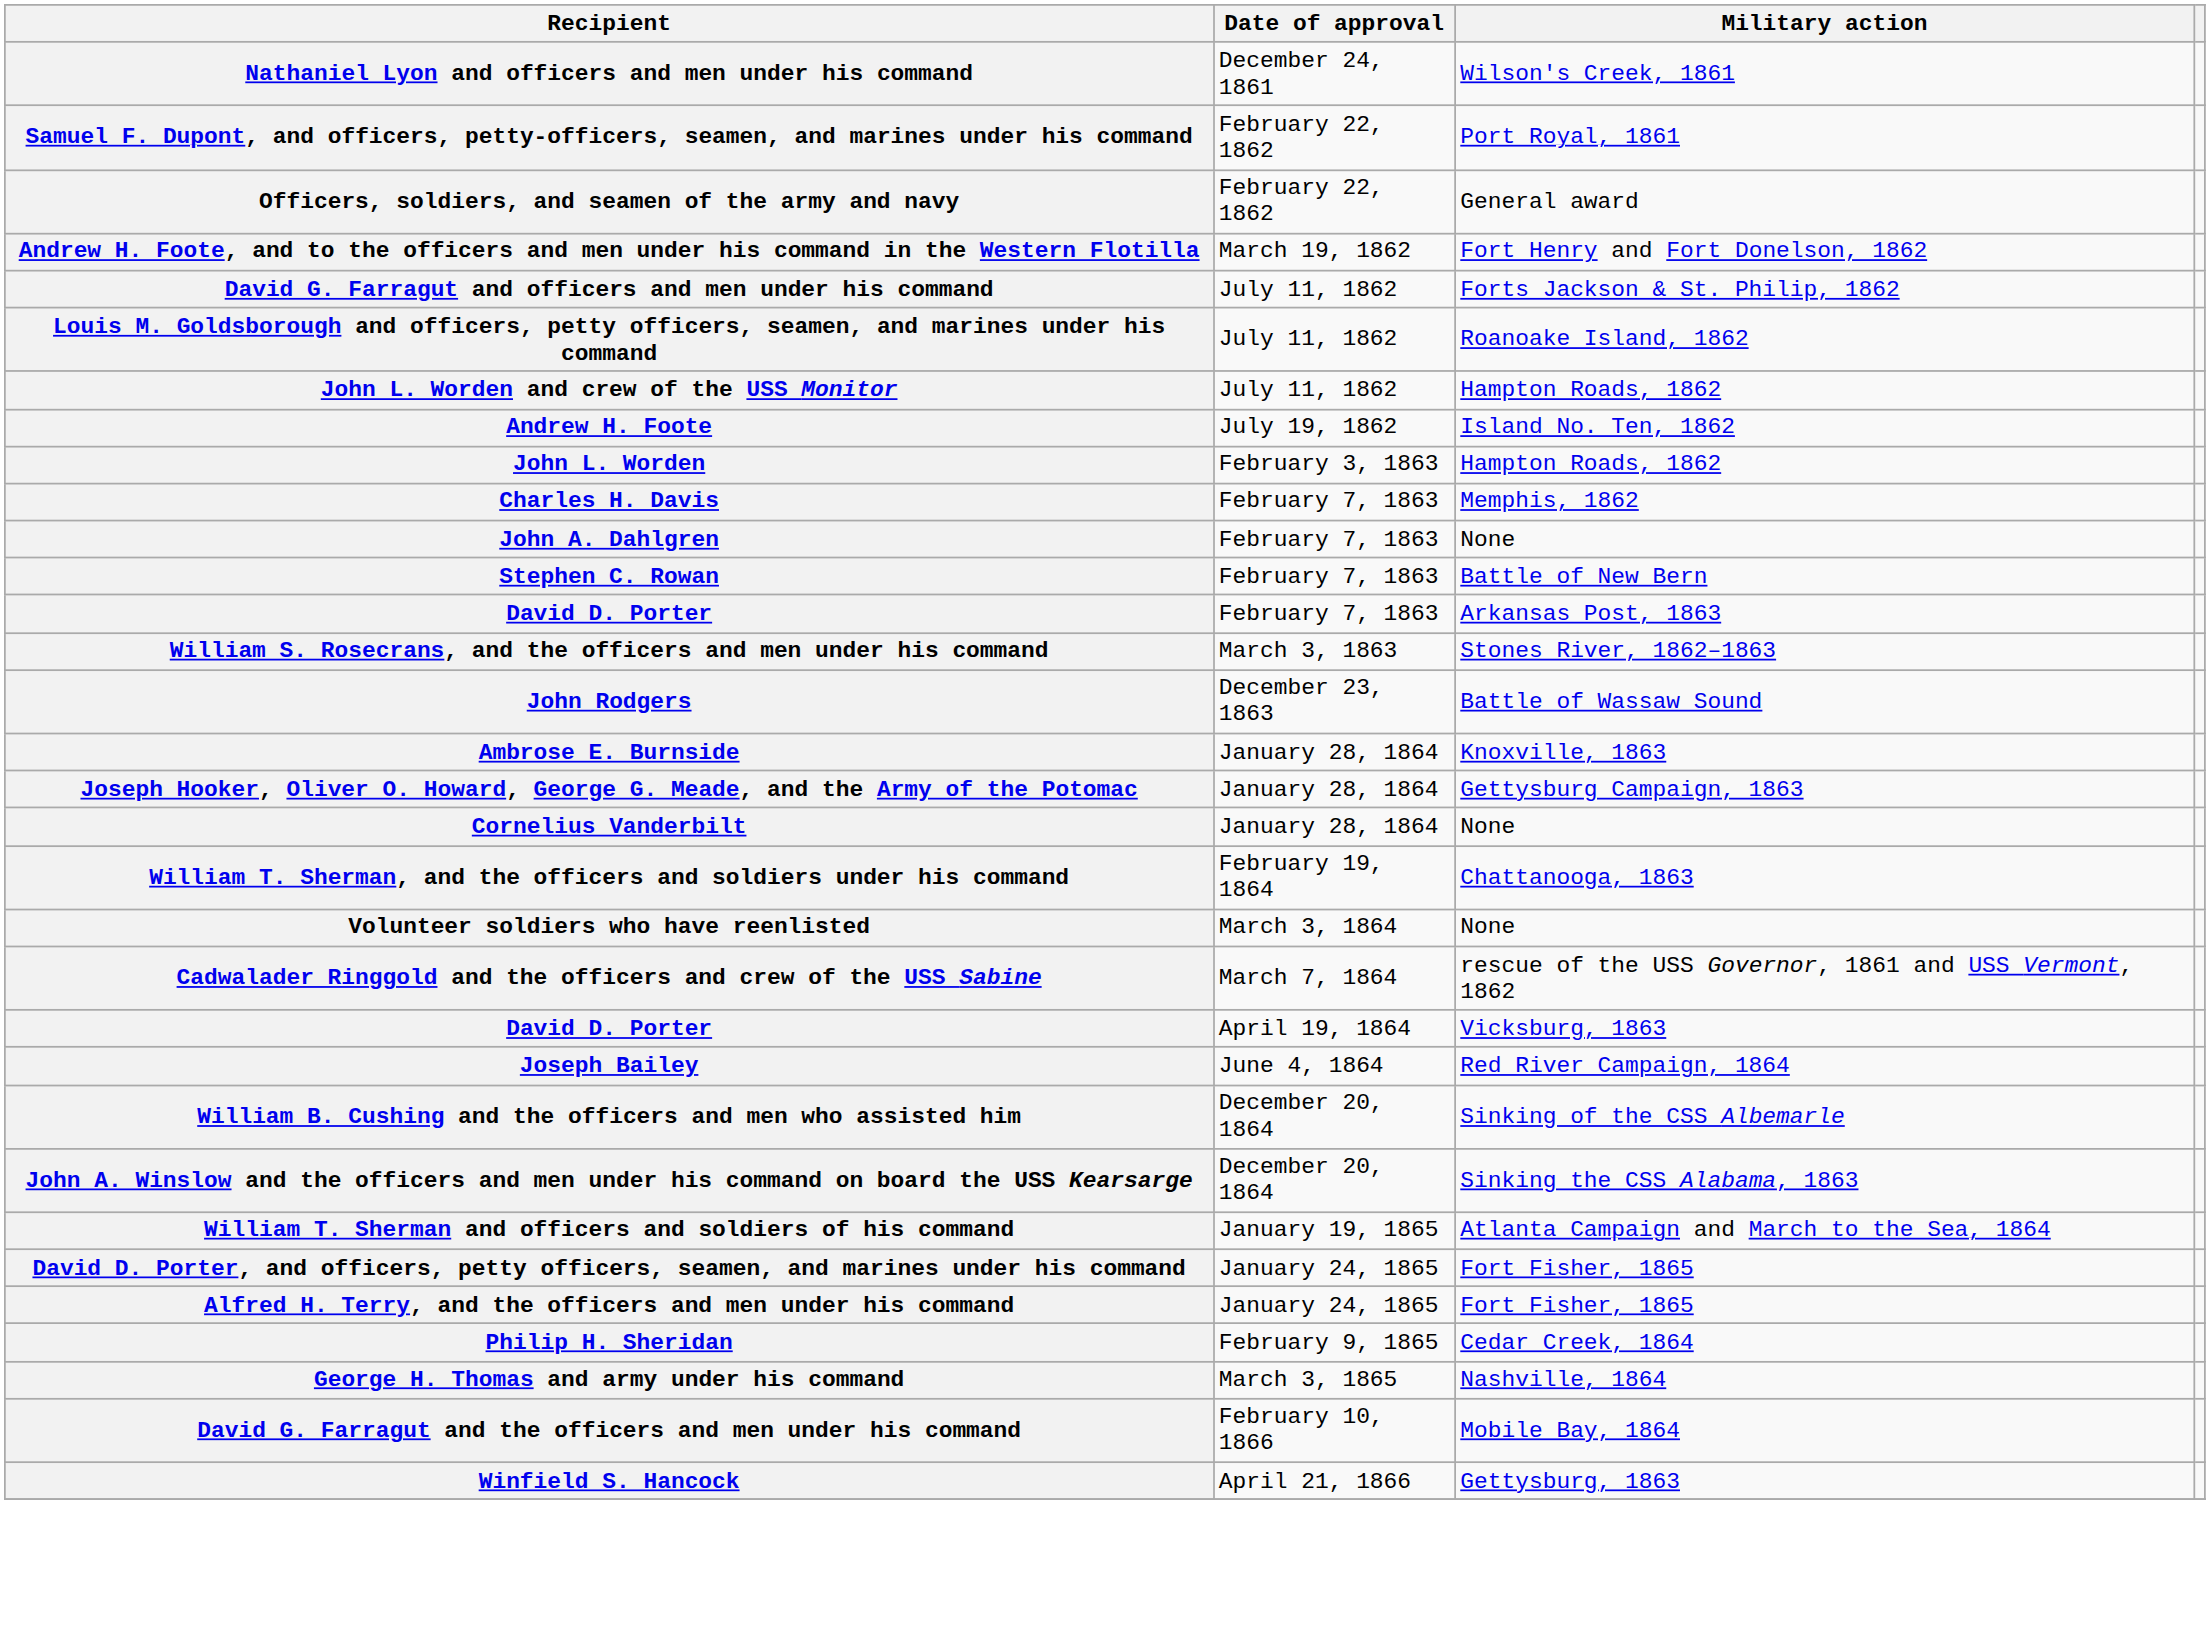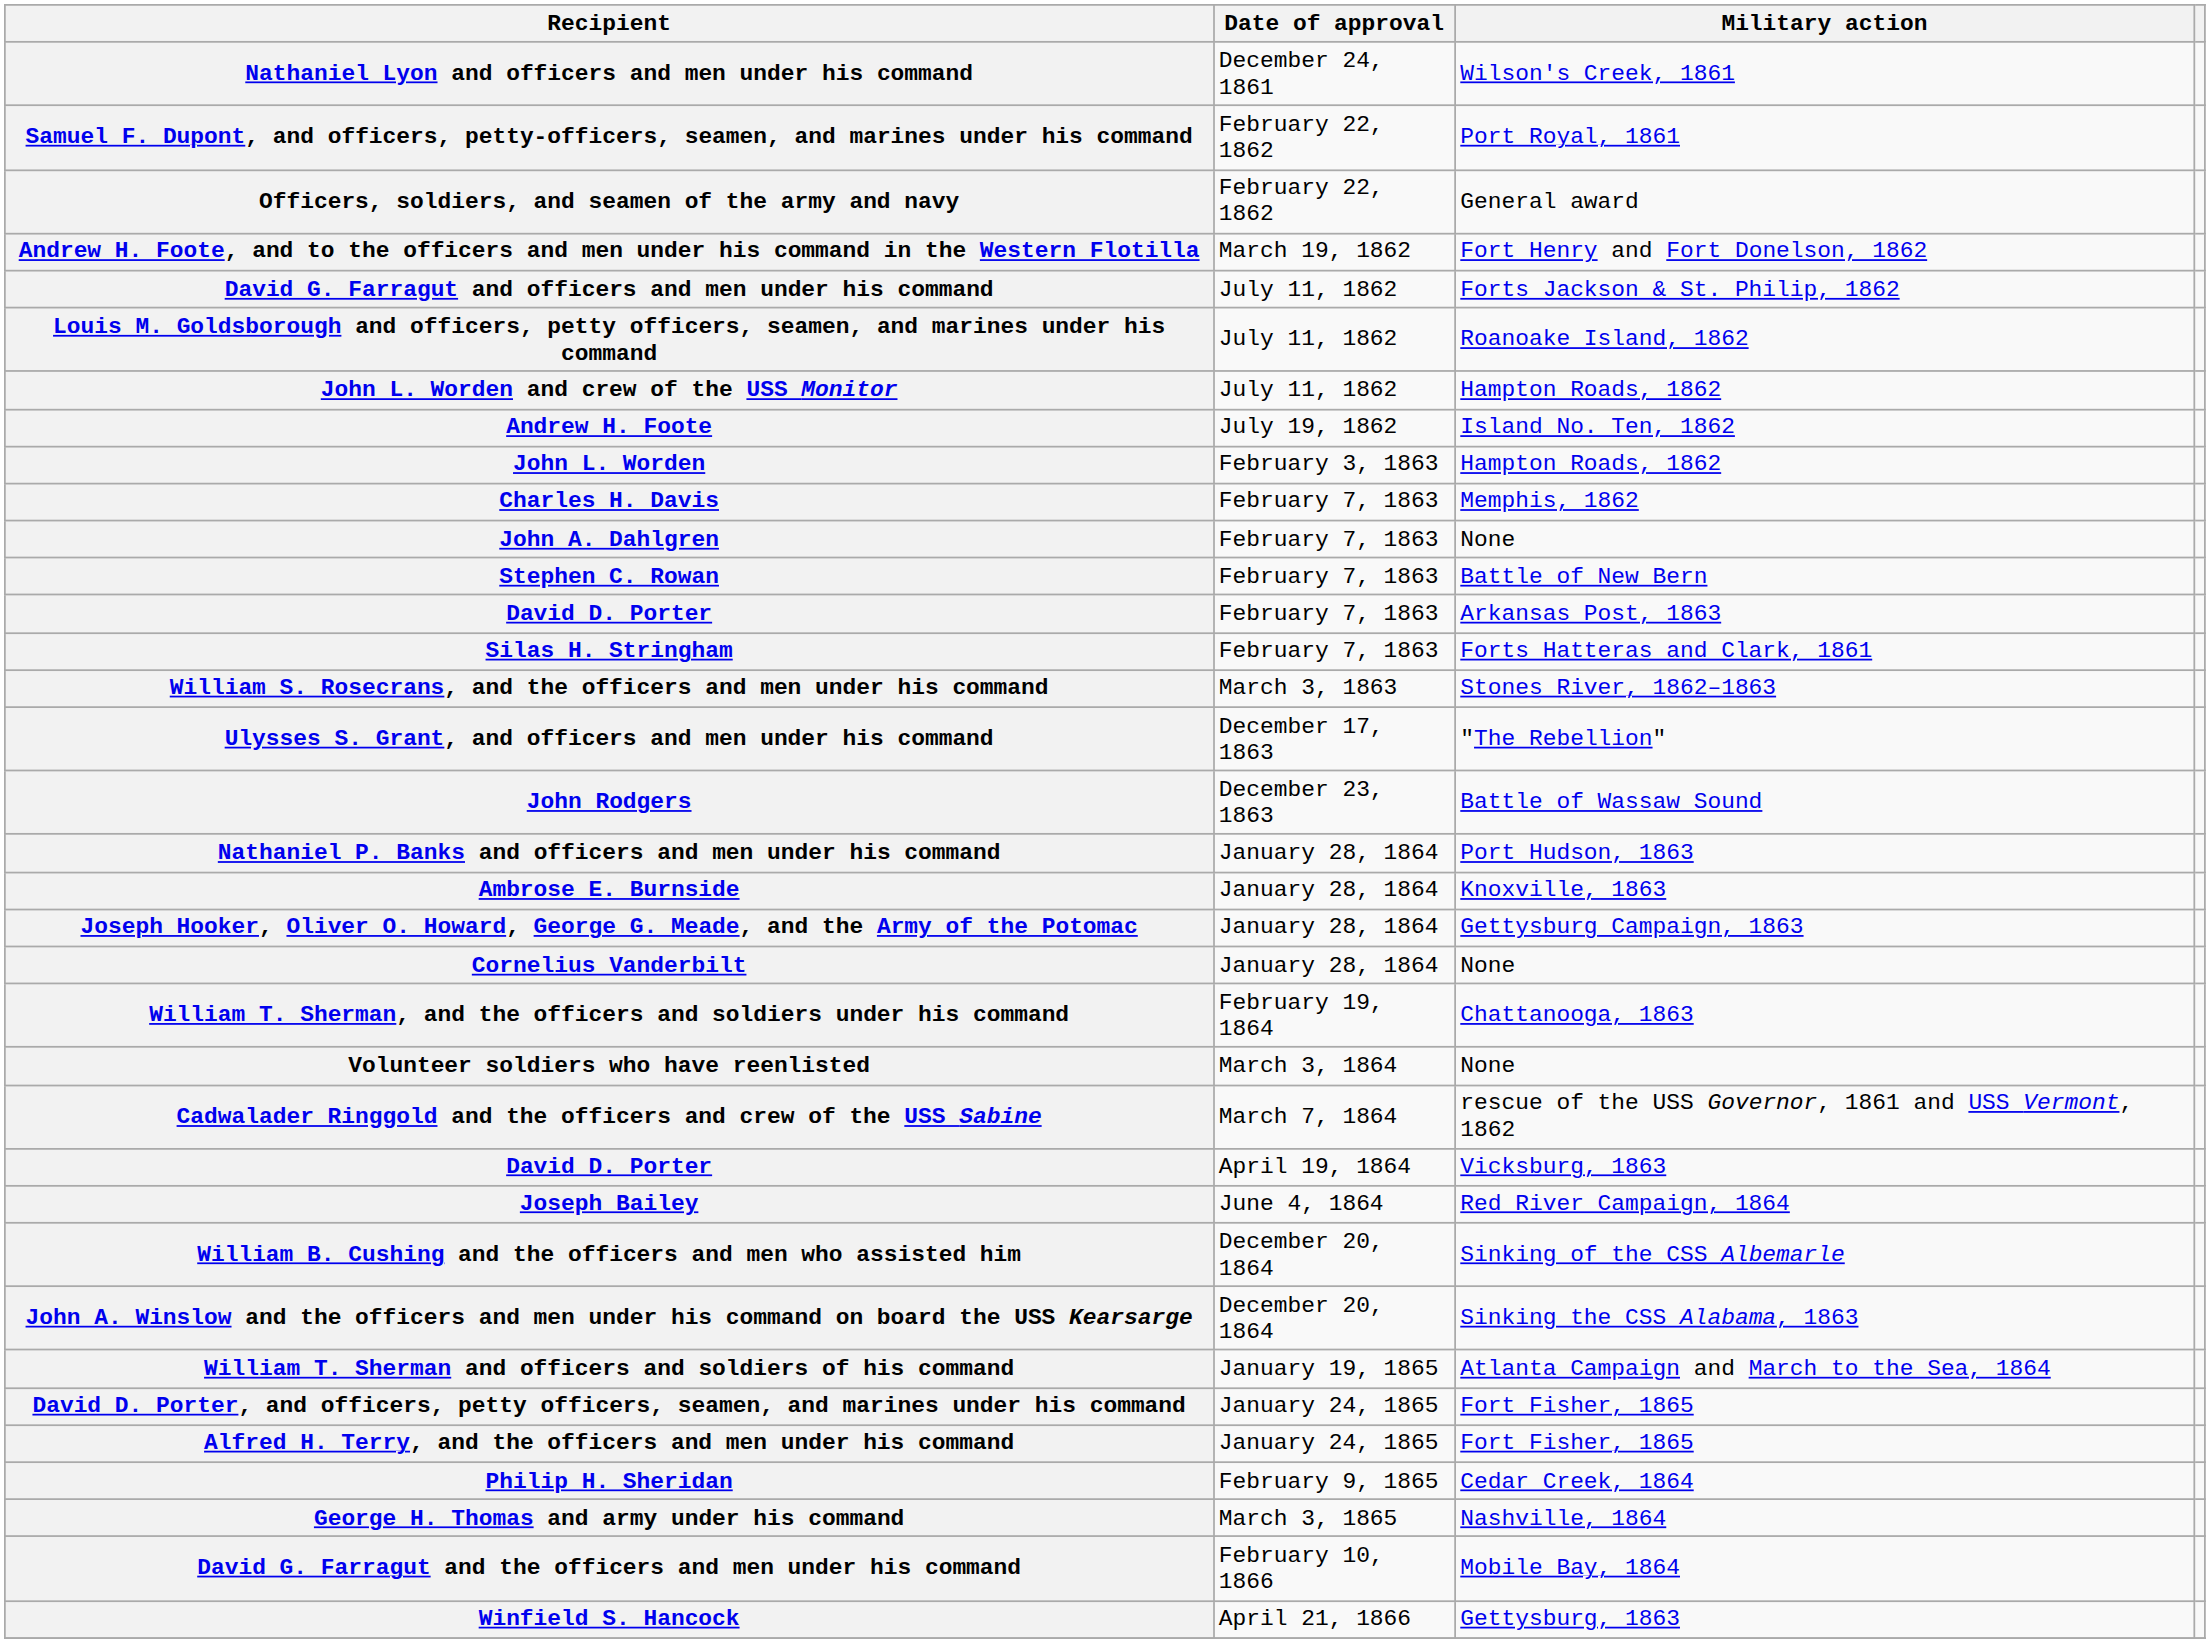+ row: (609, 651)
+ row: (609, 739)
+ row: (609, 853)
